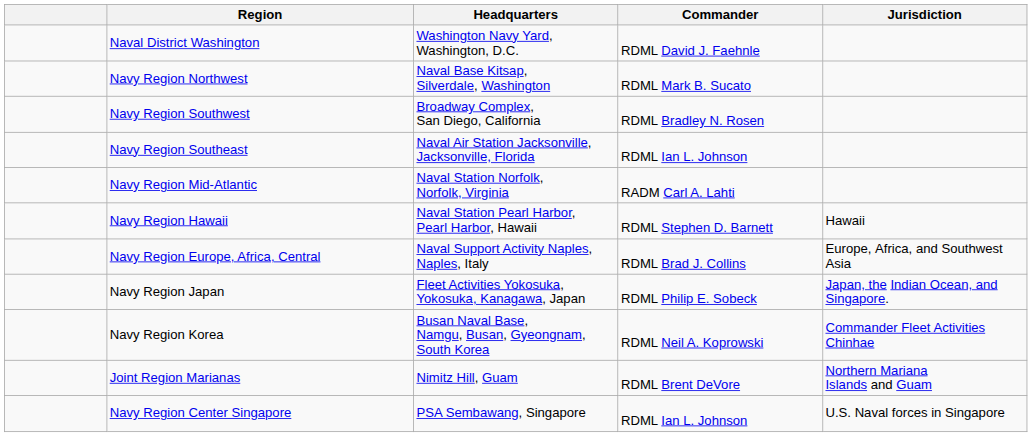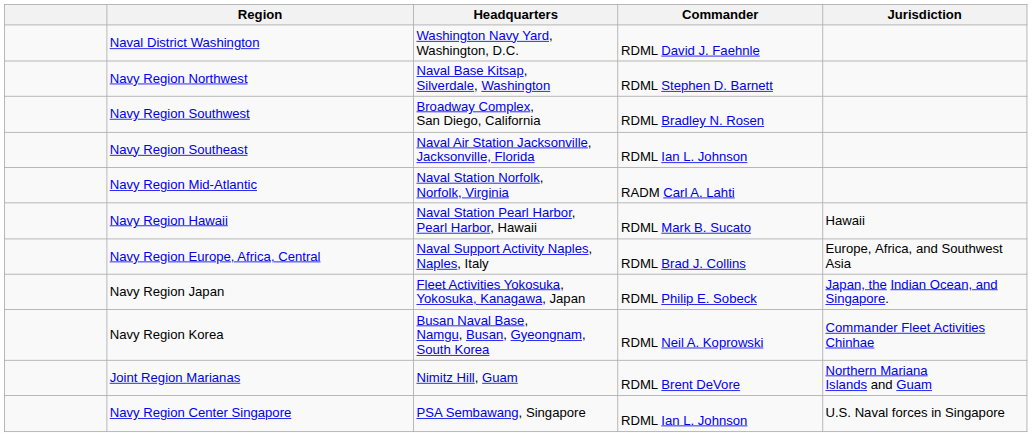(686, 86) RDML Mark B. Sucato -> (697, 86) RDML Stephen D. Barnett
(697, 228) RDML Stephen D. Barnett -> (686, 228) RDML Mark B. Sucato
